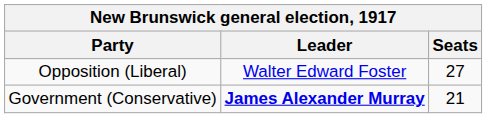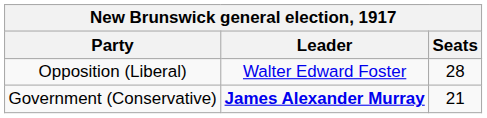(455, 71) 27 -> (455, 71) 28
